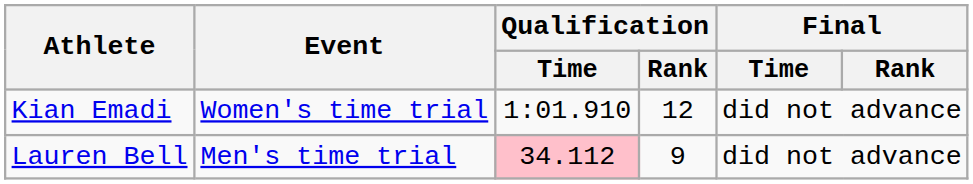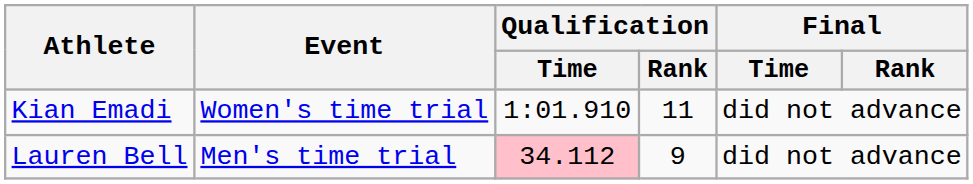(678, 112) 12 -> (678, 112) 11
